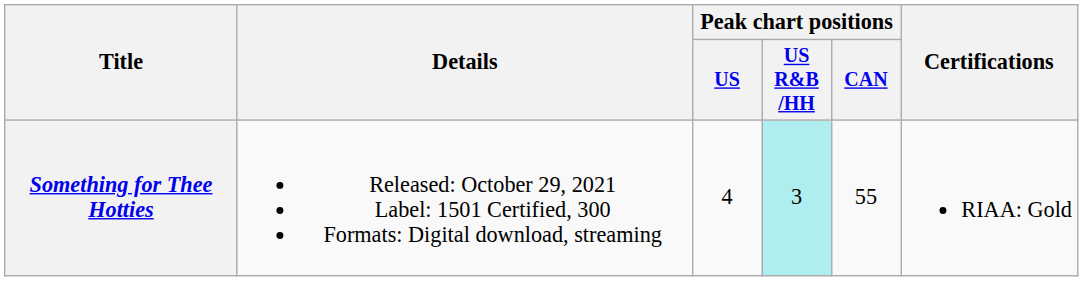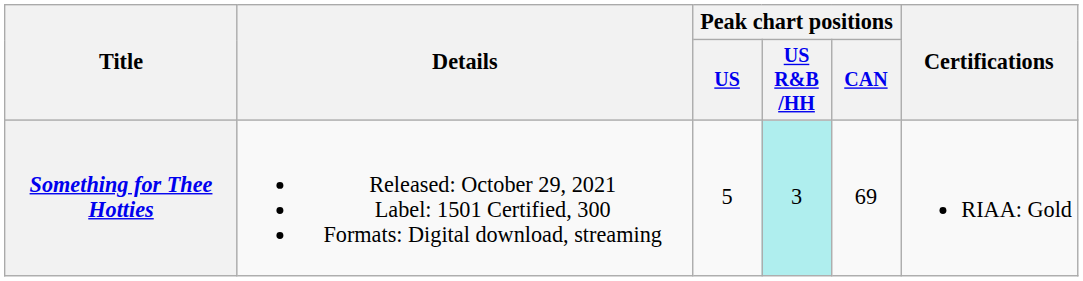(727, 197) 4 -> (727, 197) 5
(866, 197) 55 -> (866, 197) 69
